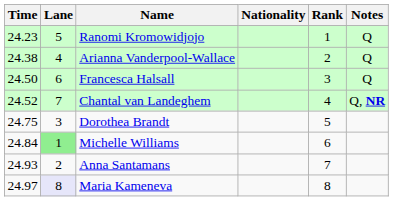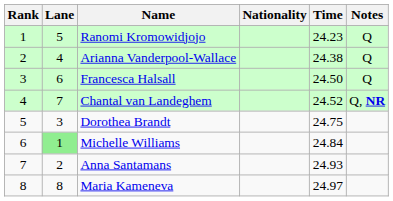columns swapped: (327, 15) <-> (23, 15)
(59, 185) lavender background -> (60, 185) no background
